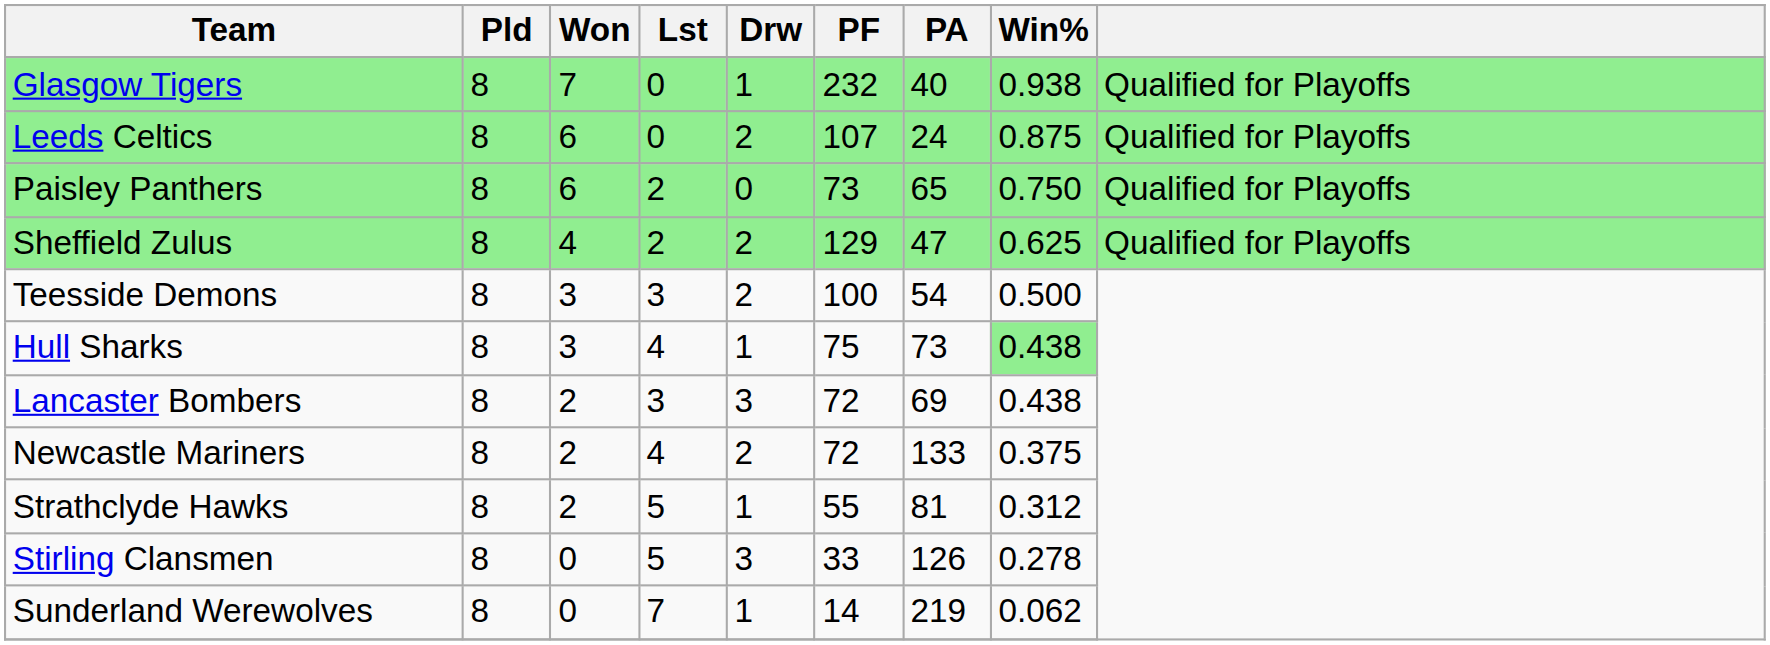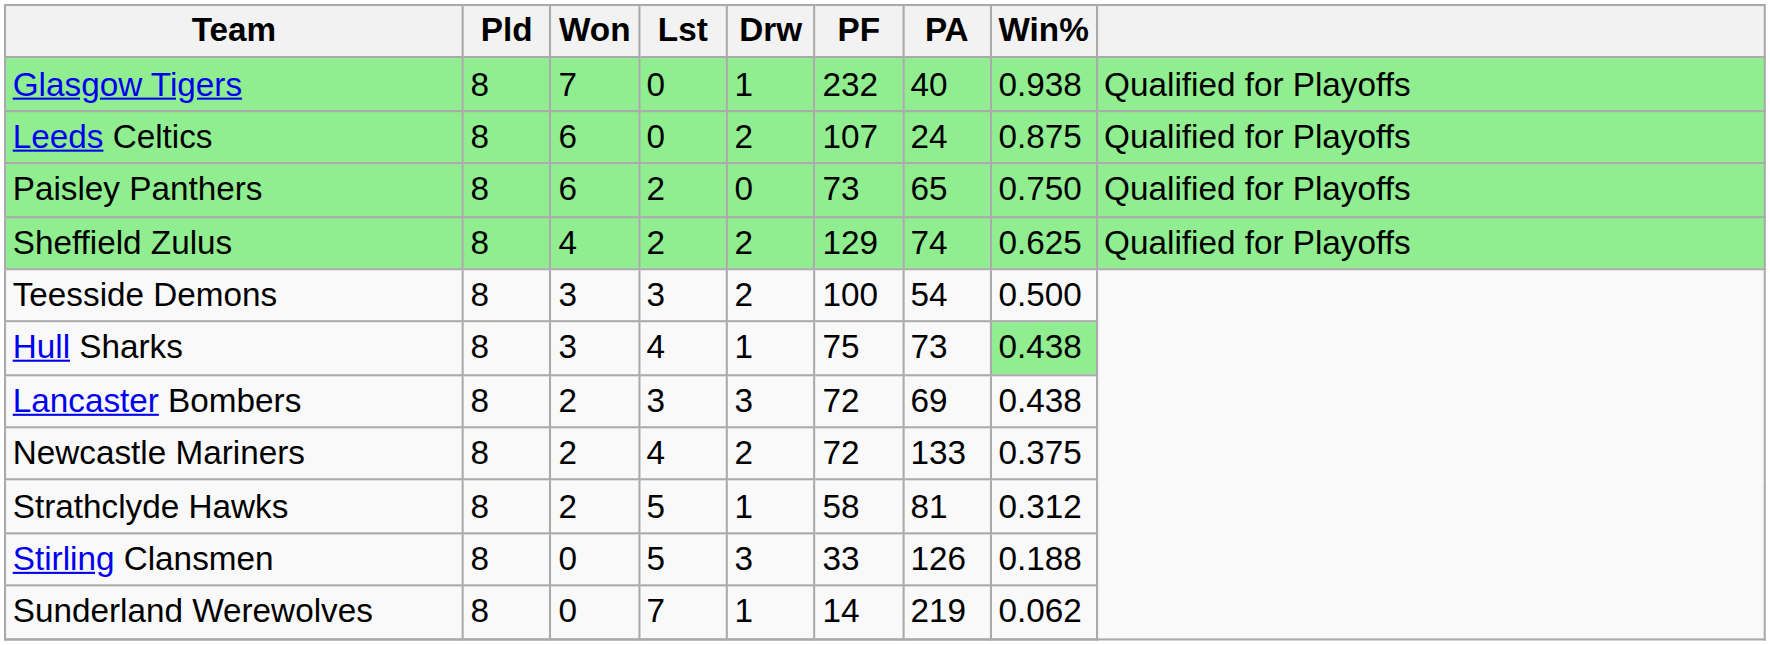(929, 242) 47 -> (929, 242) 74
(841, 505) 55 -> (841, 505) 58
(1040, 558) 0.278 -> (1040, 558) 0.188
